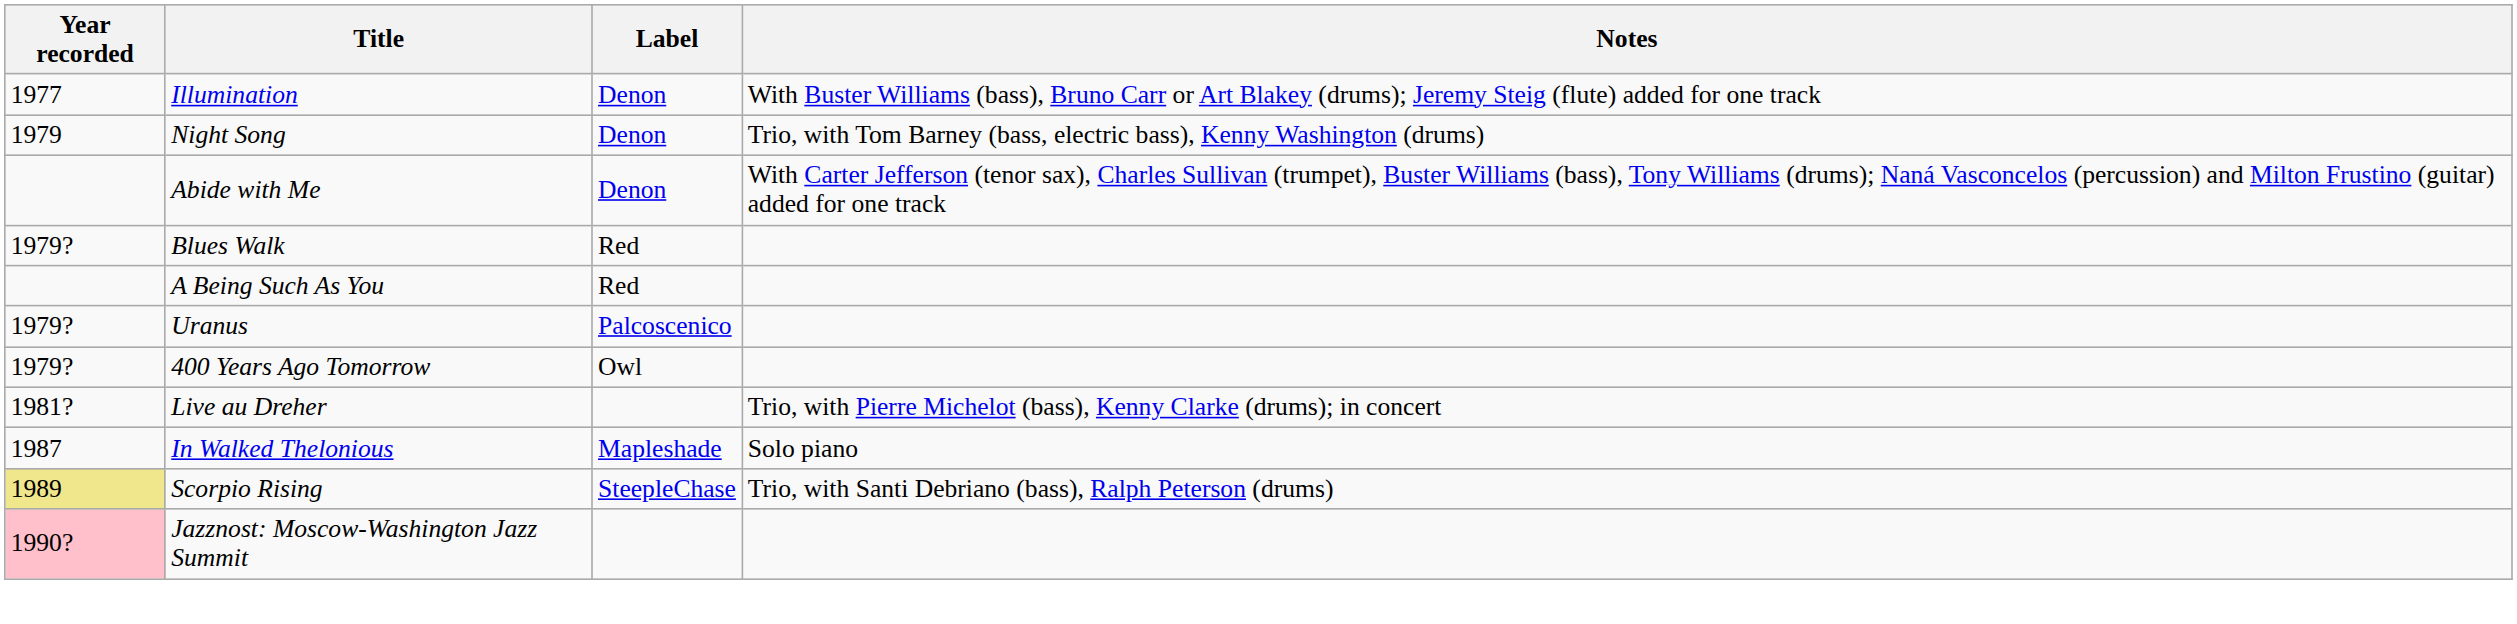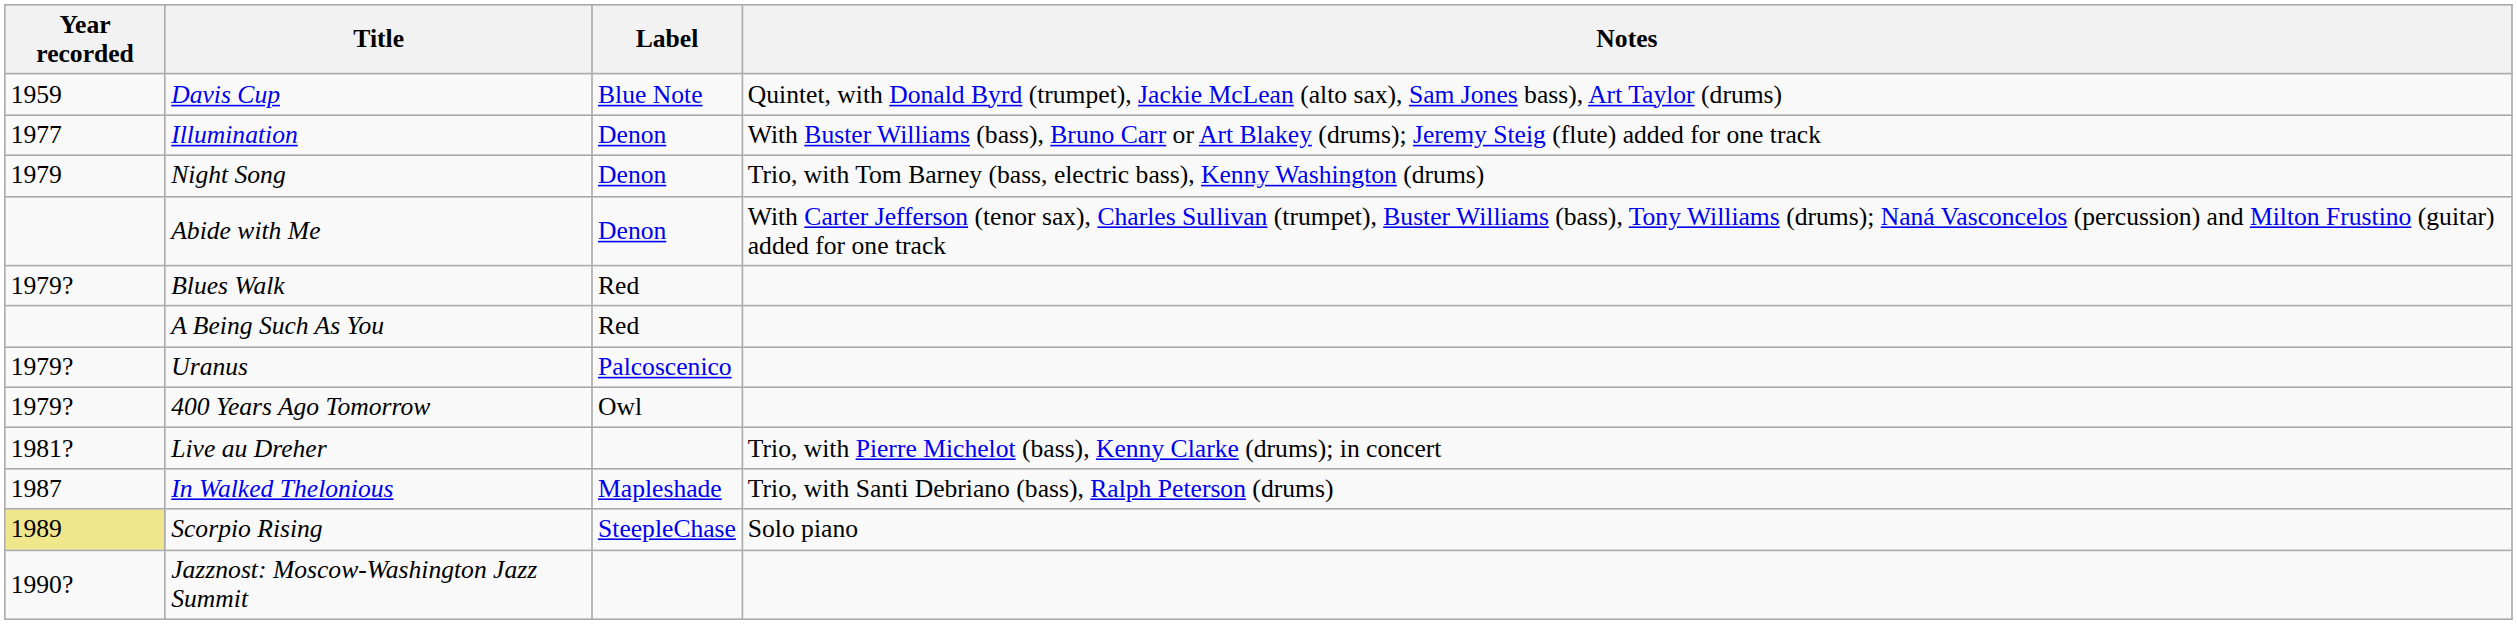+ row: (226, 94)
(803, 447) Solo piano -> (1041, 488) Trio, with Santi Debriano (bass), Ralph Peterson (drums)
(1041, 488) Trio, with Santi Debriano (bass), Ralph Peterson (drums) -> (803, 529) Solo piano
(42, 543) pink background -> (42, 584) no background
